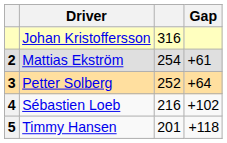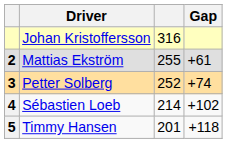(169, 61) 254 -> (169, 61) 255
(199, 83) +64 -> (199, 83) +74
(169, 105) 216 -> (169, 105) 214
